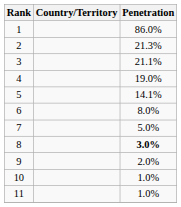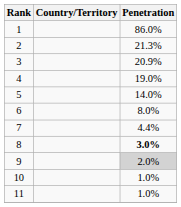(148, 62) 21.1% -> (148, 62) 20.9%
(148, 95) 14.1% -> (148, 95) 14.0%
(148, 128) 5.0% -> (148, 128) 4.4%
(148, 161) no background -> (148, 161) lightgrey background
